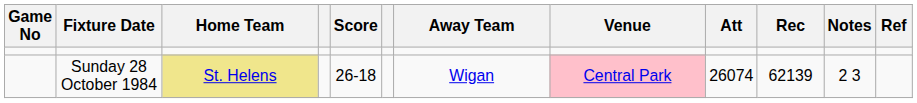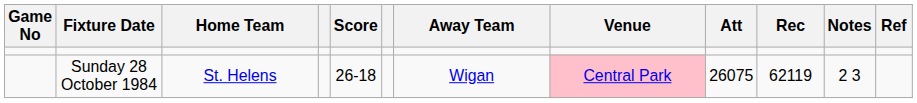(240, 76) khaki background -> (240, 76) no background
(731, 76) 26074 -> (731, 76) 26075
(791, 76) 62139 -> (791, 76) 62119
